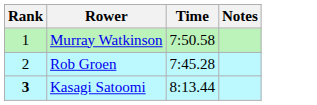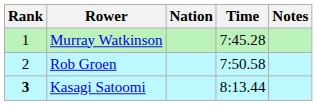+ column: (191, 16)
(192, 40) 7:50.58 -> (243, 40) 7:45.28
(192, 64) 7:45.28 -> (243, 64) 7:50.58
